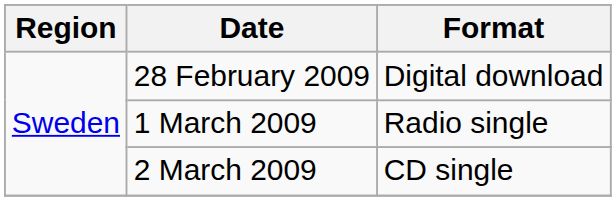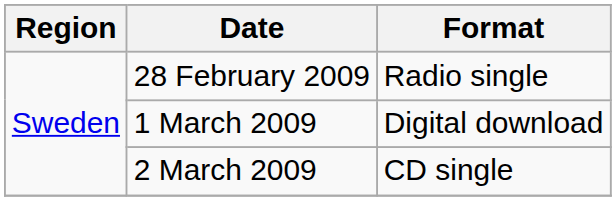(494, 75) Digital download -> (466, 75) Radio single
(466, 123) Radio single -> (494, 123) Digital download
